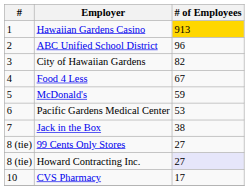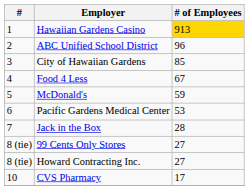(180, 62) 82 -> (180, 62) 85
(180, 128) 38 -> (180, 128) 28
(180, 161) lavender background -> (180, 161) no background
